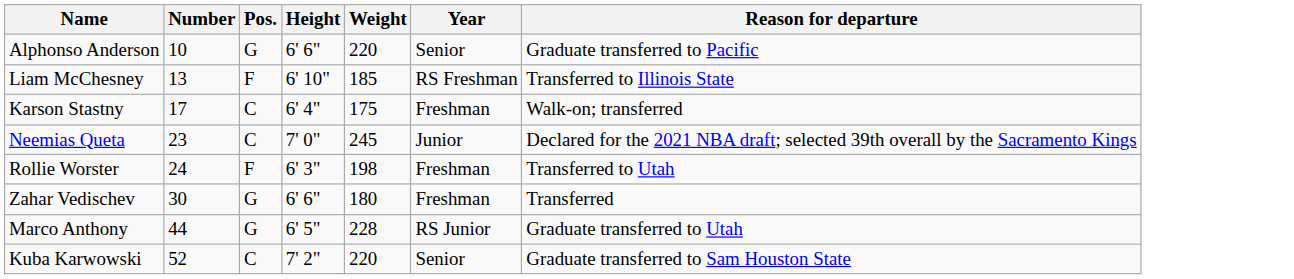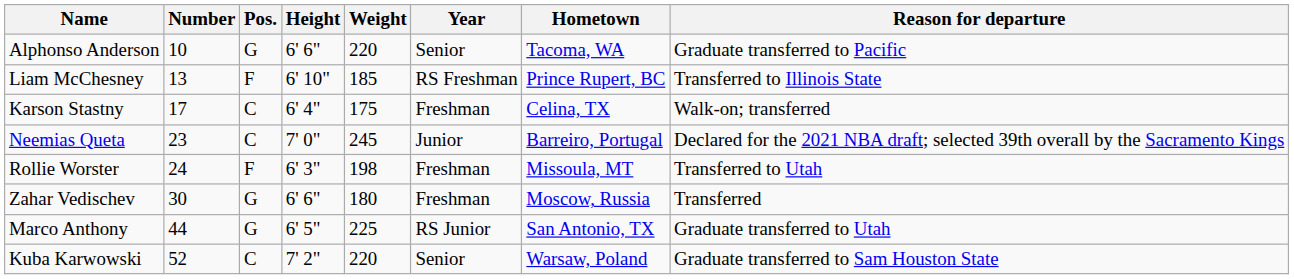+ column: (596, 19)
(363, 229) 228 -> (363, 229) 225
